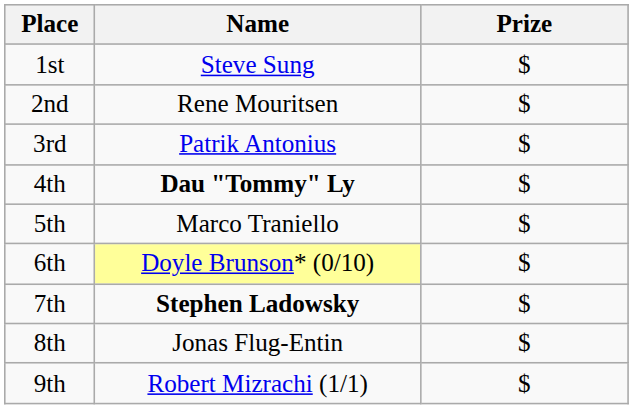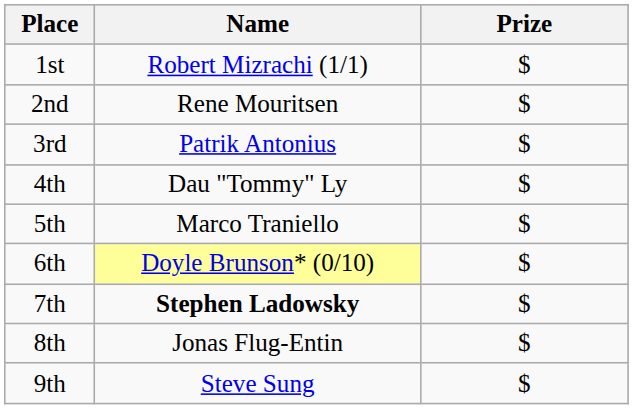(258, 64) Steve Sung -> (258, 64) Robert Mizrachi (1/1)
(258, 183) bold -> (258, 183) normal
(258, 382) Robert Mizrachi (1/1) -> (258, 382) Steve Sung
